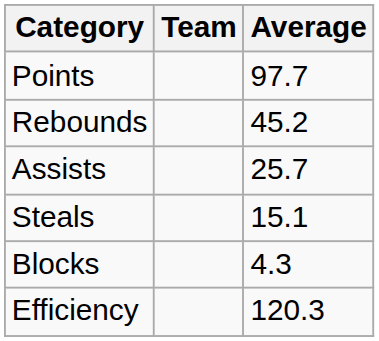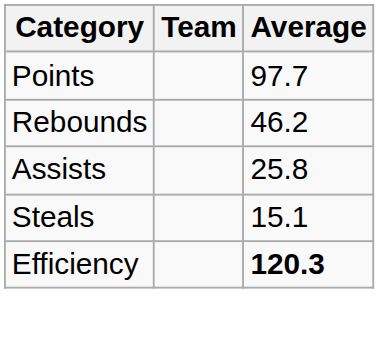(279, 122) 45.2 -> (279, 122) 46.2
(279, 169) 25.7 -> (279, 169) 25.8
- row: (56, 264)
(288, 311) normal -> (288, 264) bold
